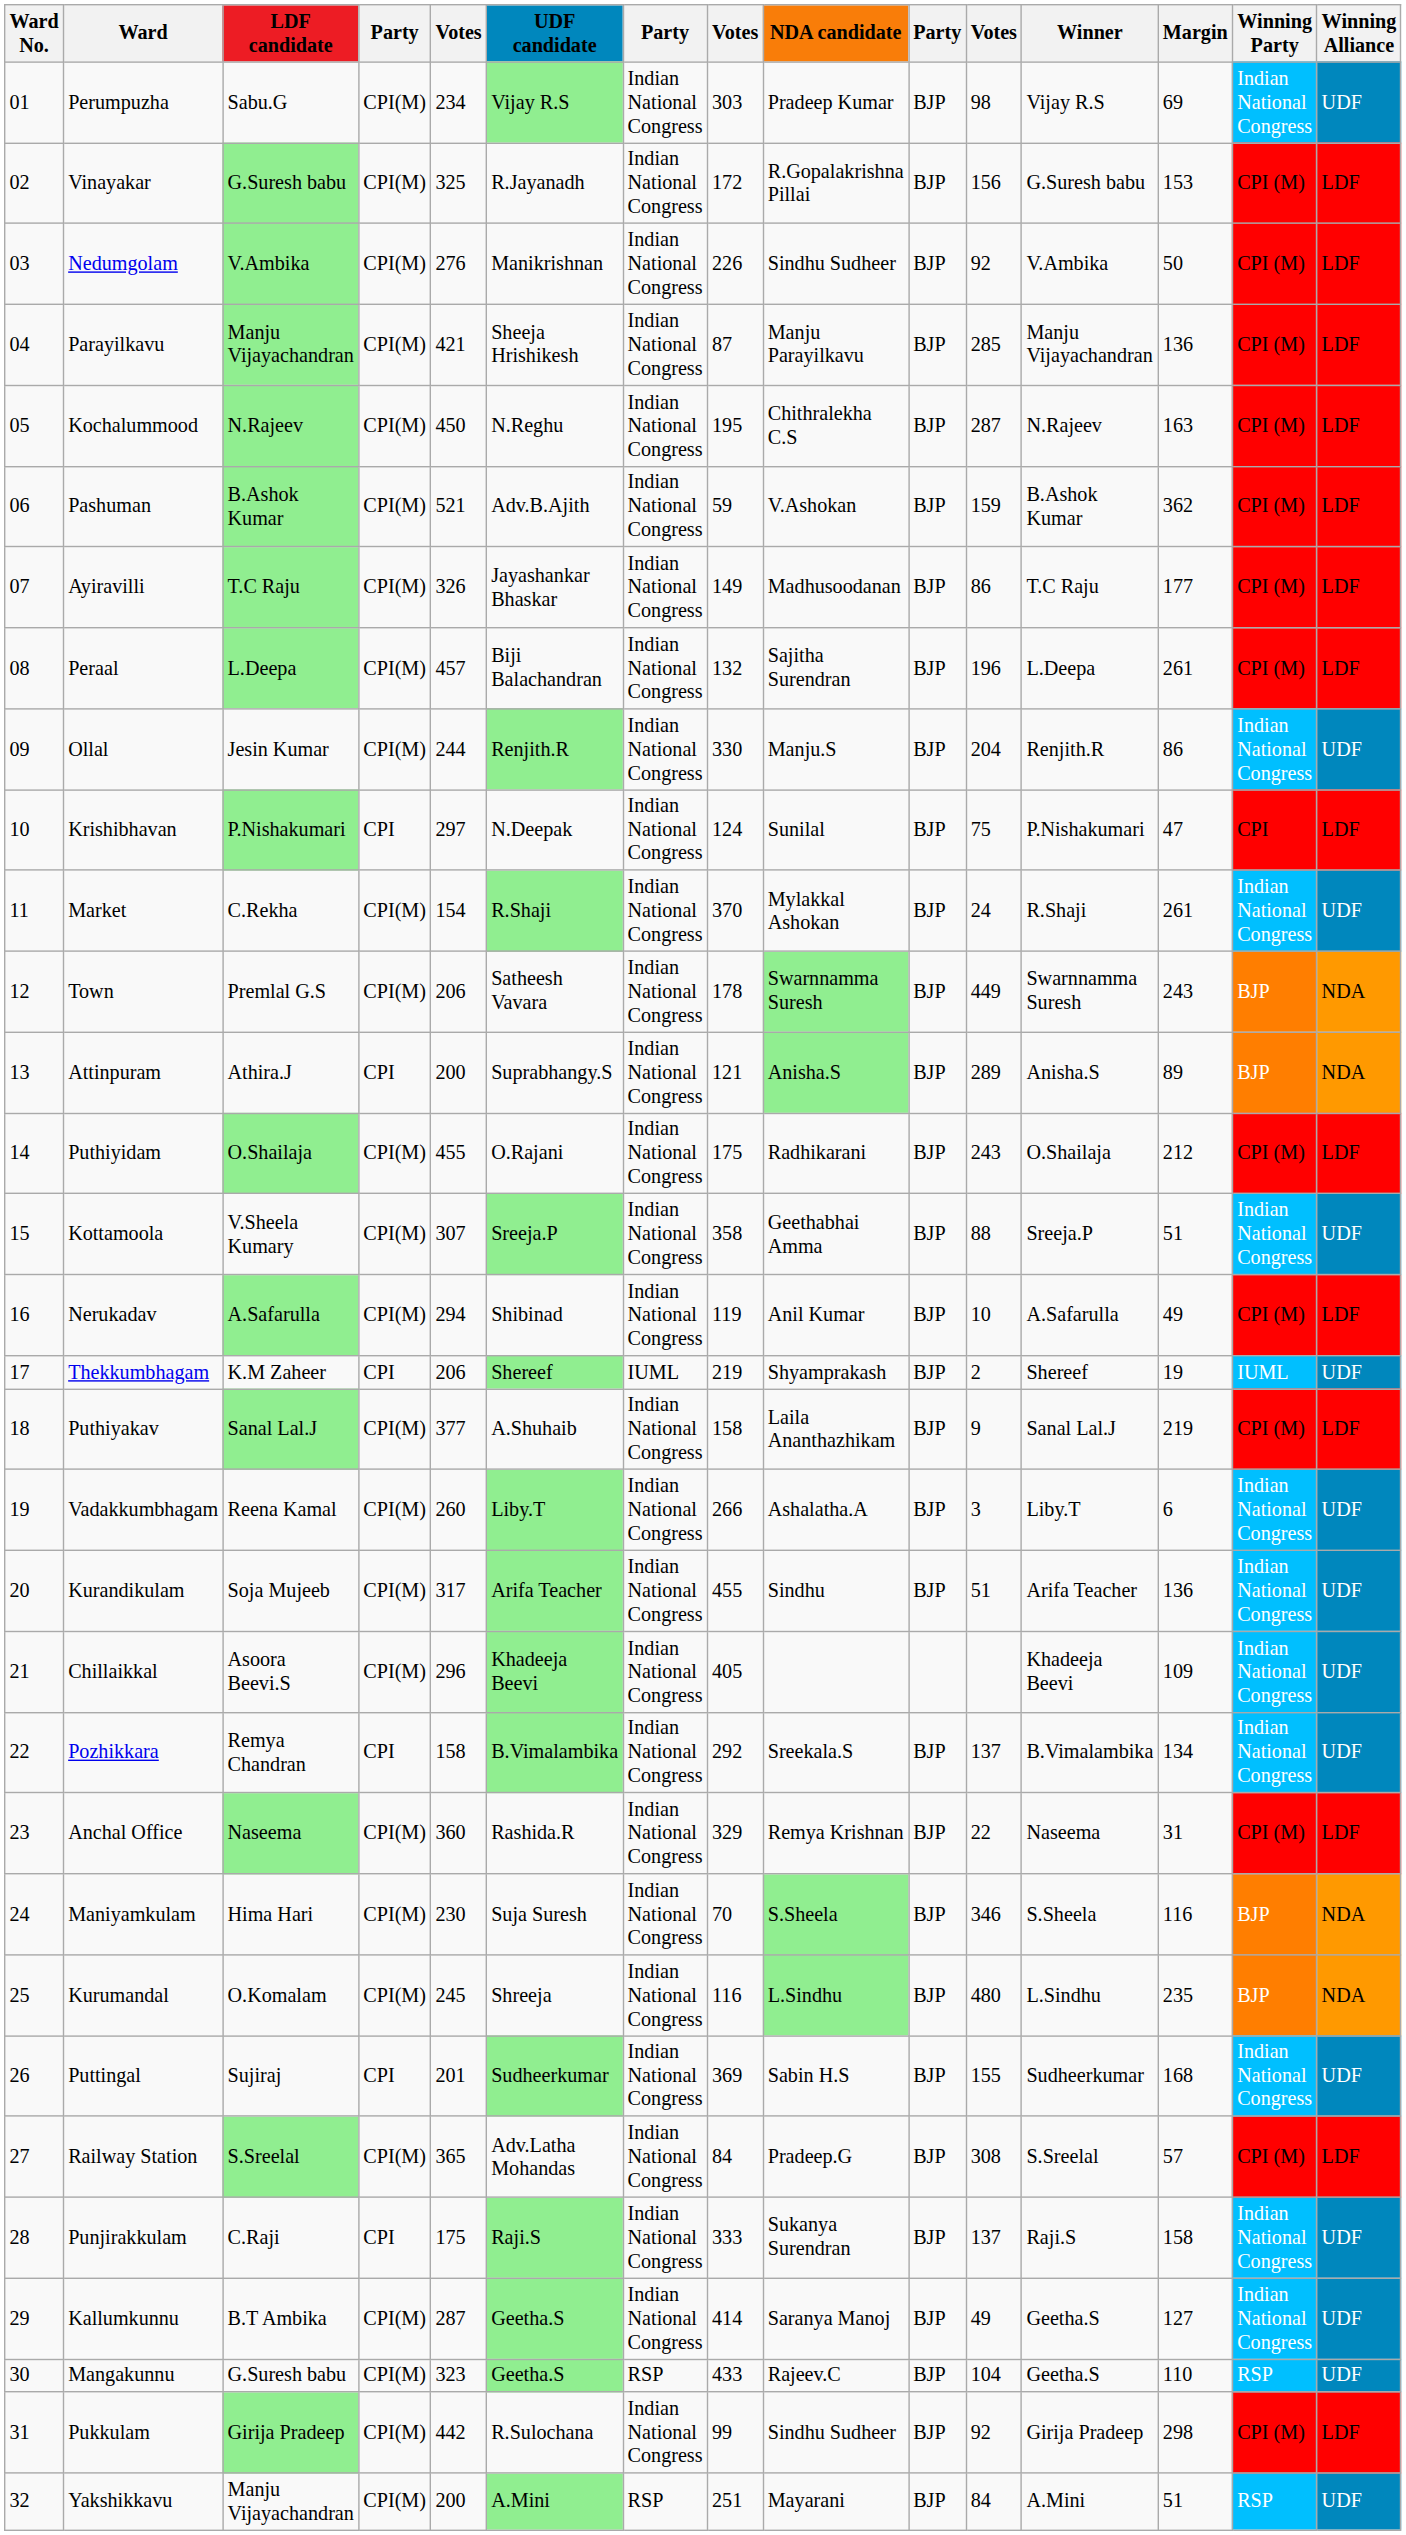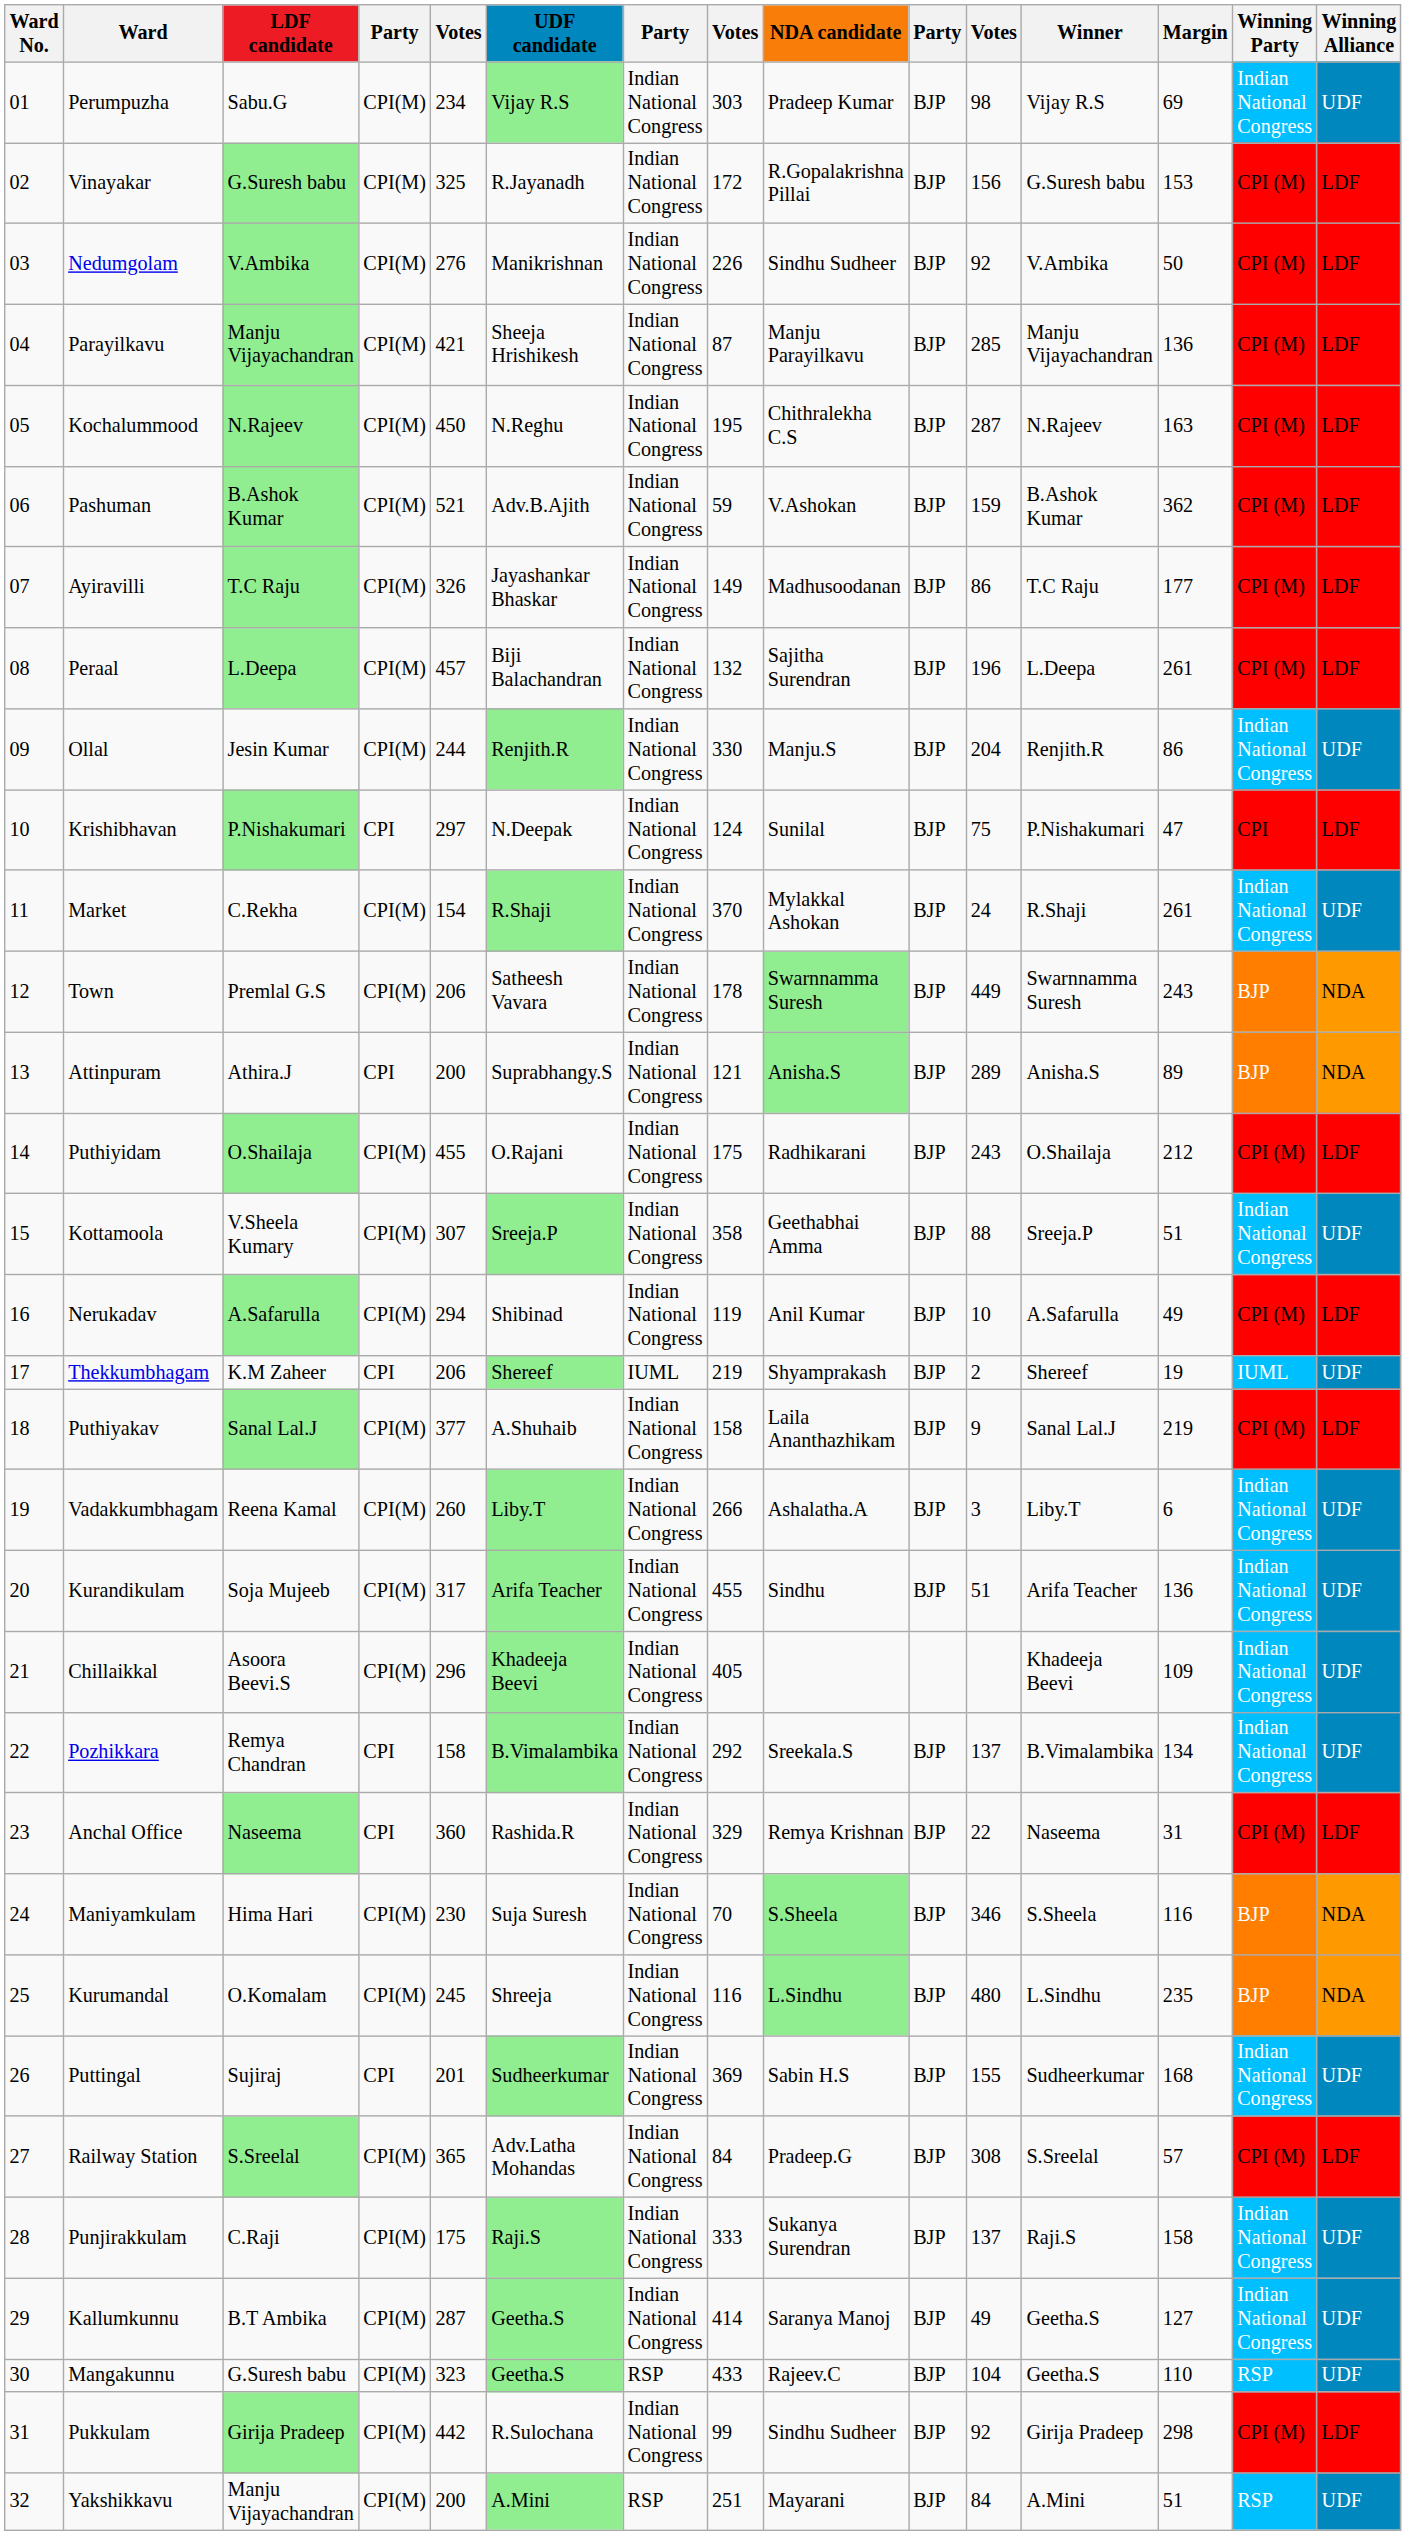(395, 1833) CPI(M) -> (379, 1833) CPI
(379, 2237) CPI -> (395, 2237) CPI(M)
